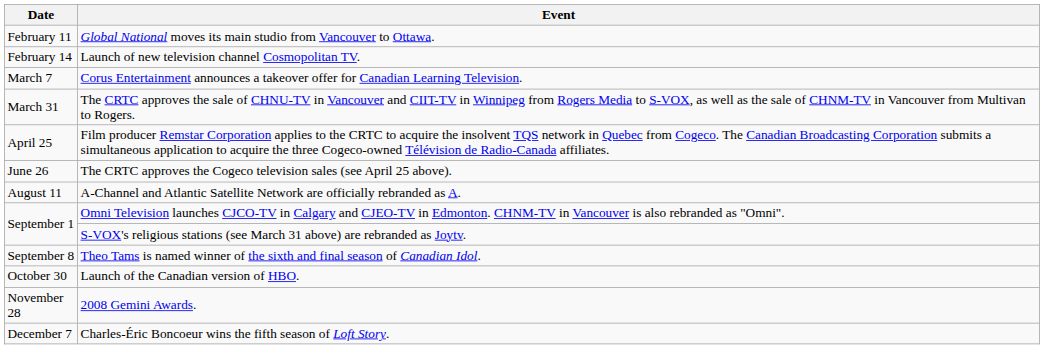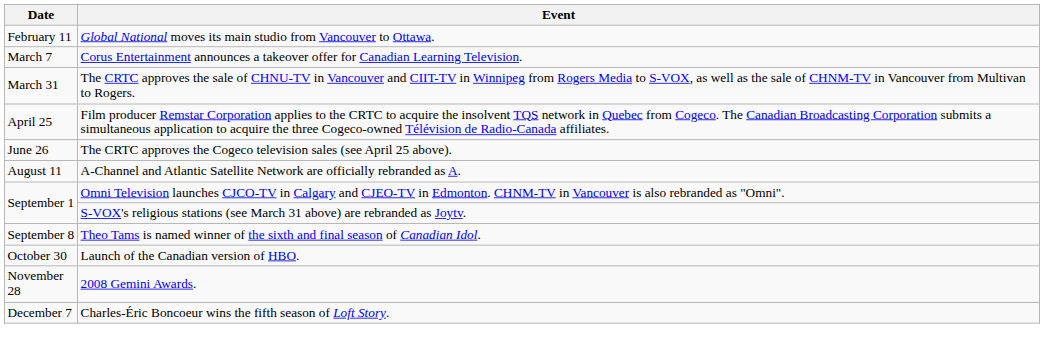- row: (220, 57)
